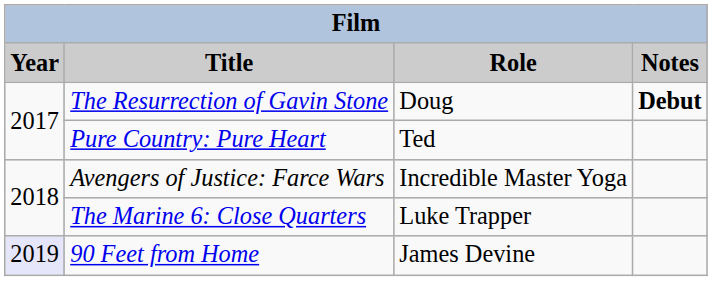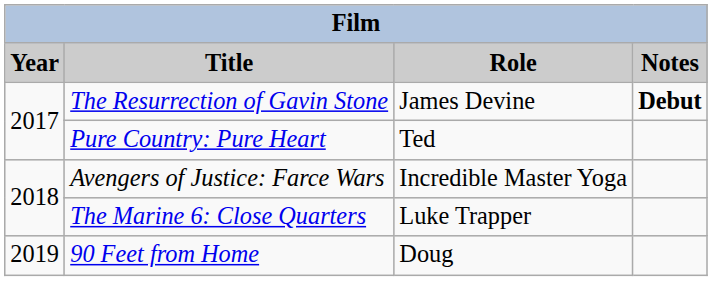(426, 100) Doug -> (467, 100) James Devine
(35, 255) lavender background -> (35, 255) no background
(467, 255) James Devine -> (426, 255) Doug
